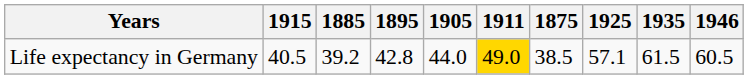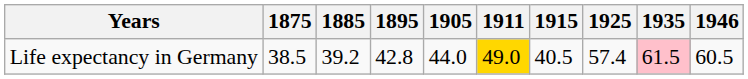columns swapped: (556, 21) <-> (290, 21)
(607, 56) 57.1 -> (607, 56) 57.4
(661, 56) no background -> (661, 56) pink background
